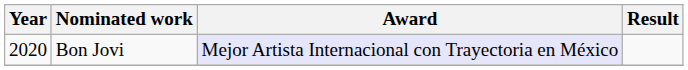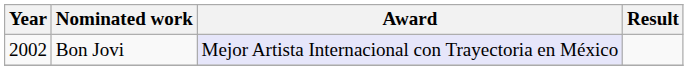(28, 49) 2020 -> (28, 49) 2002
